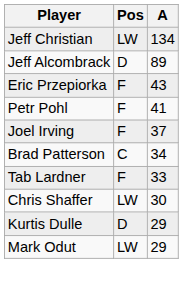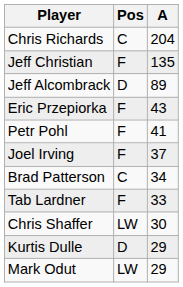+ row: (56, 39)
(127, 39) LW -> (121, 62) F
(163, 39) 134 -> (163, 62) 135
